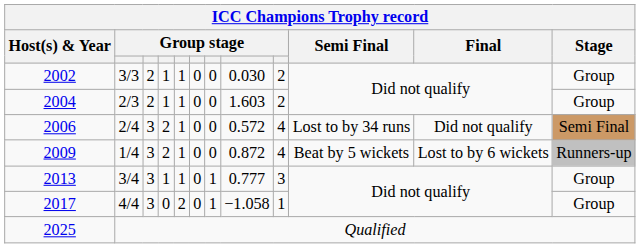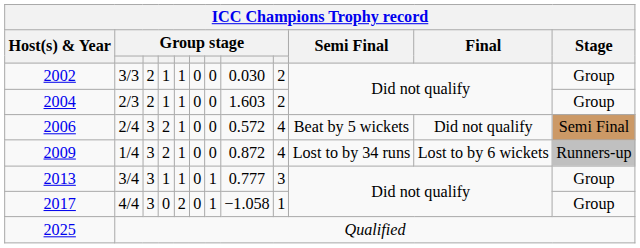(351, 127) Lost to by 34 runs -> (351, 127) Beat by 5 wickets
(351, 152) Beat by 5 wickets -> (351, 152) Lost to by 34 runs
